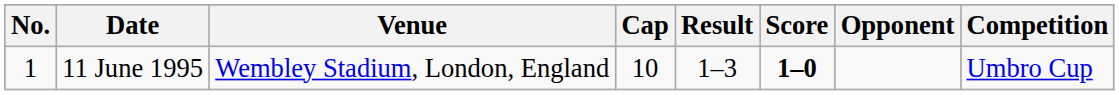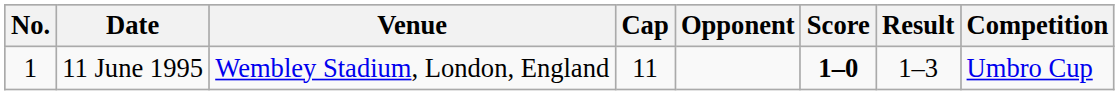columns swapped: (897, 25) <-> (717, 25)
(645, 67) 10 -> (645, 67) 11
